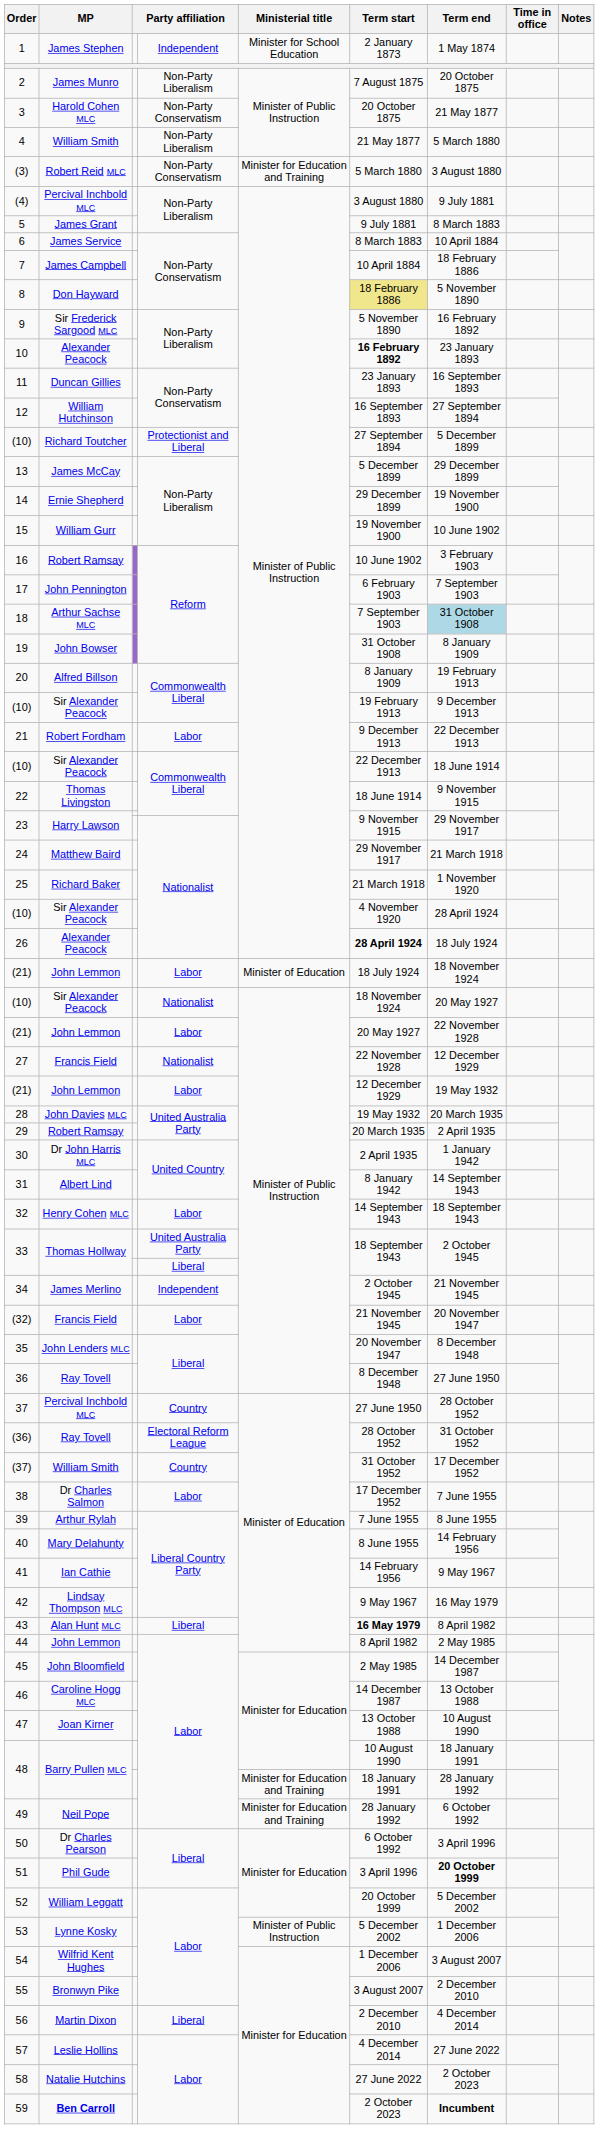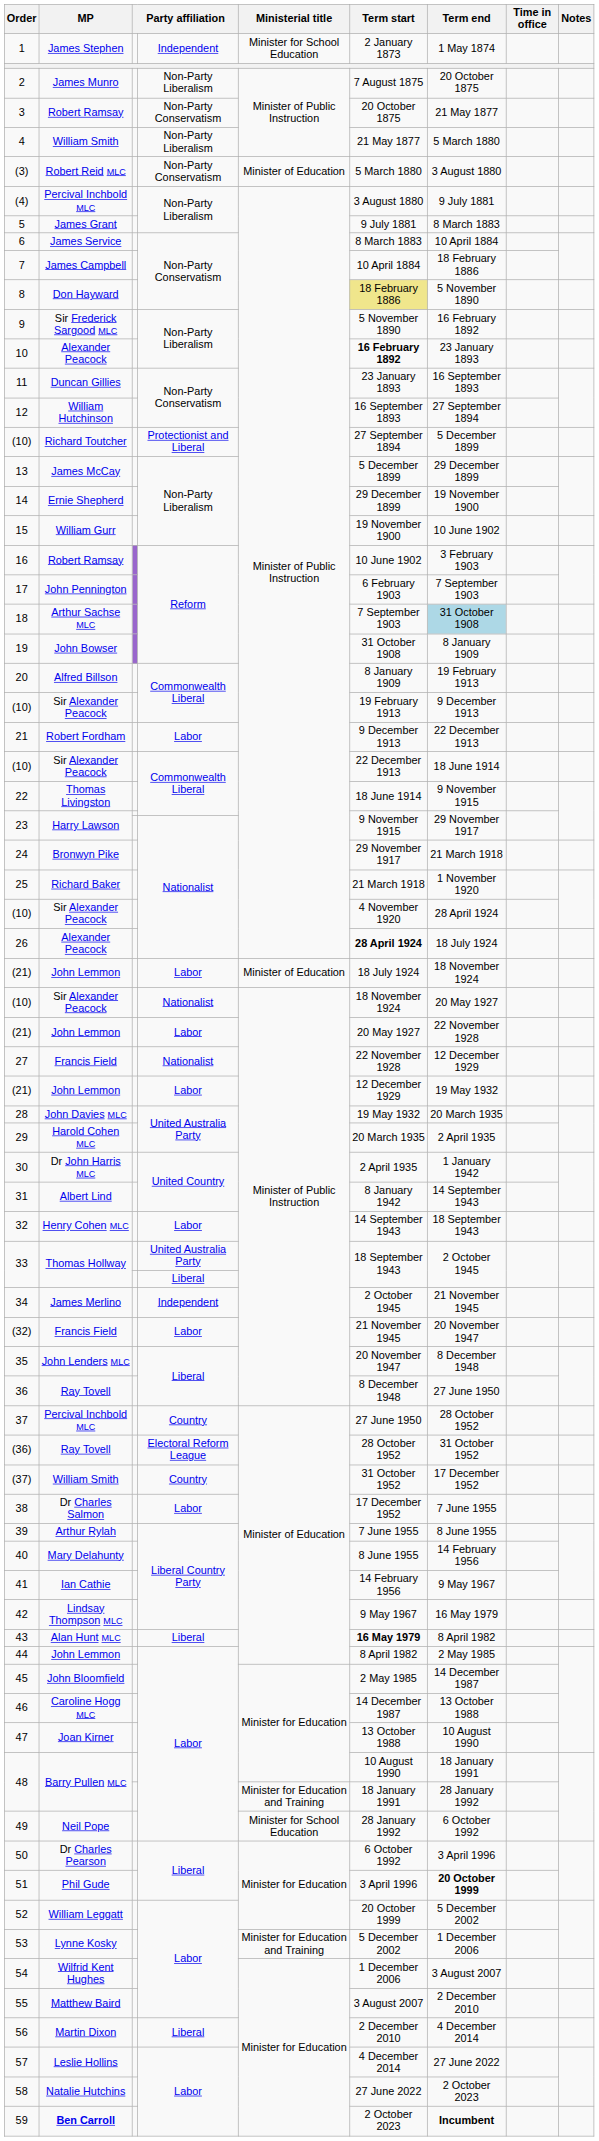(86, 112) Harold Cohen MLC -> (86, 112) Robert Ramsay
(294, 171) Minister for Education and Training -> (294, 171) Minister of Education
(86, 855) Matthew Baird -> (86, 855) Bronwyn Pike
(86, 1131) Robert Ramsay -> (86, 1137) Harold Cohen MLC
(294, 1814) Minister for Education and Training -> (294, 1826) Minister for School Education
(294, 1932) Minister of Public Instruction -> (294, 1944) Minister for Education and Training
(86, 1990) Bronwyn Pike -> (86, 2003) Matthew Baird
